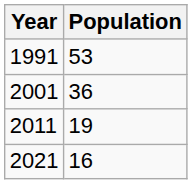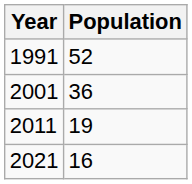(81, 56) 53 -> (81, 56) 52
